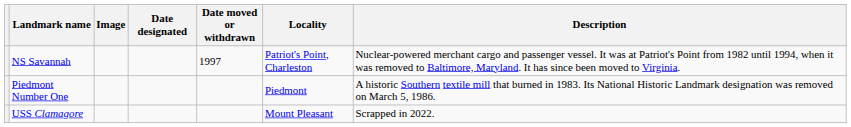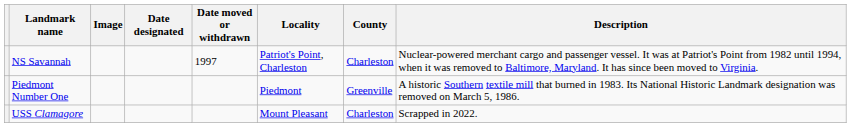+ column: (370, 25)
